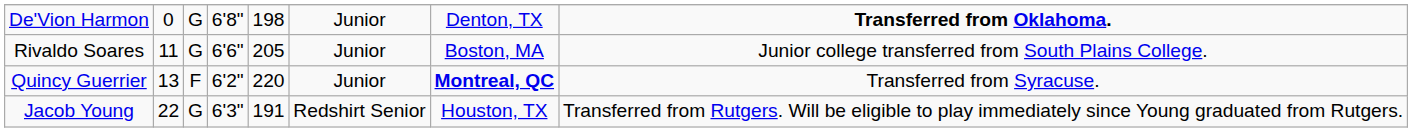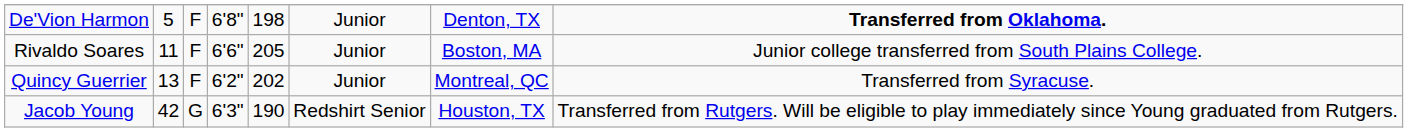(168, 19) 0 -> (168, 19) 5
(195, 19) G -> (195, 19) F
(195, 50) G -> (195, 50) F
(268, 80) 220 -> (268, 80) 202
(494, 80) bold -> (492, 80) normal
(168, 111) 22 -> (168, 111) 42
(268, 111) 191 -> (268, 111) 190
